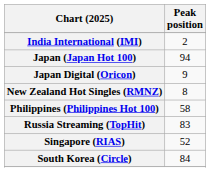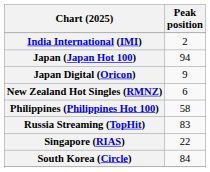(185, 91) 8 -> (185, 91) 6
(185, 141) 52 -> (185, 141) 22
